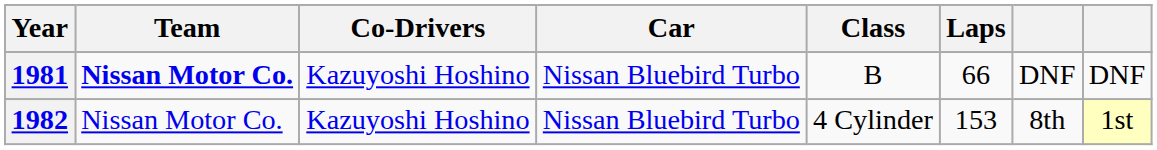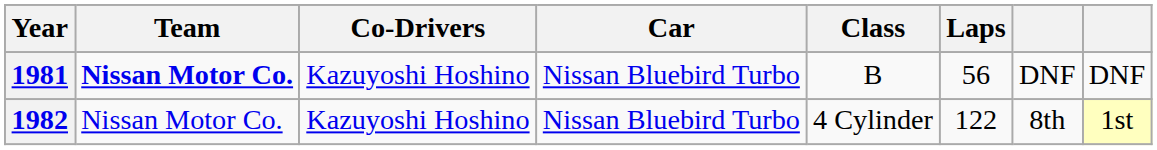(976, 74) 66 -> (976, 74) 56
(976, 121) 153 -> (976, 121) 122
